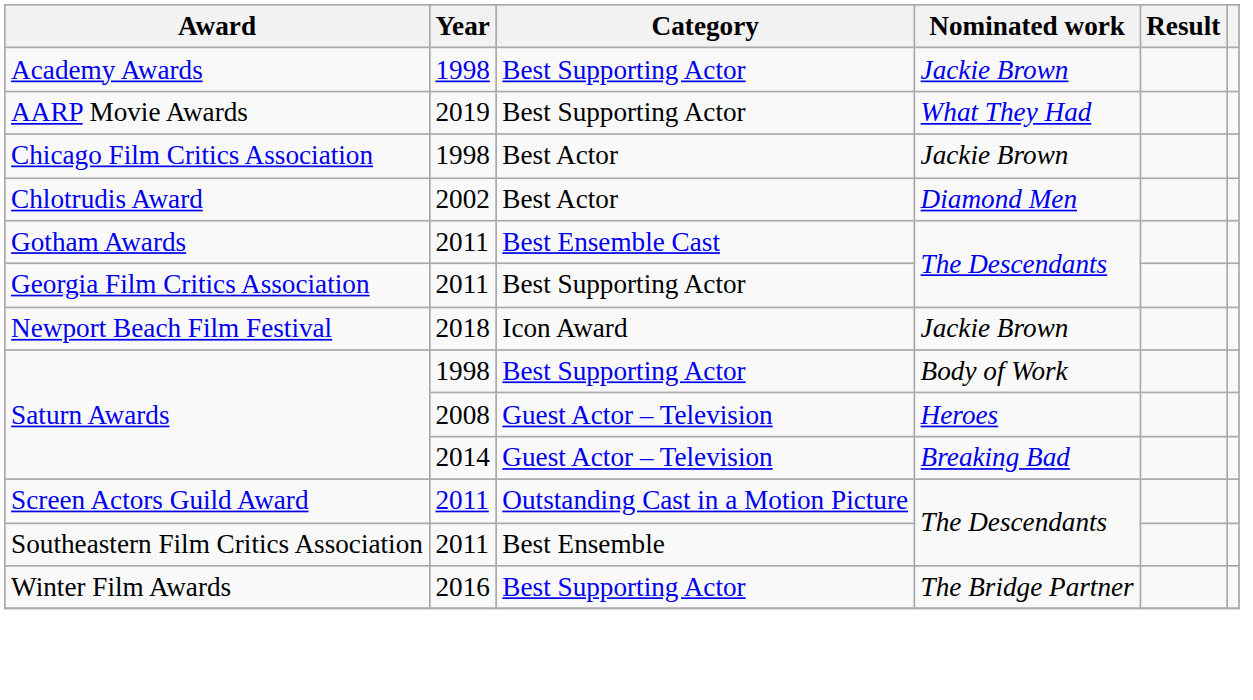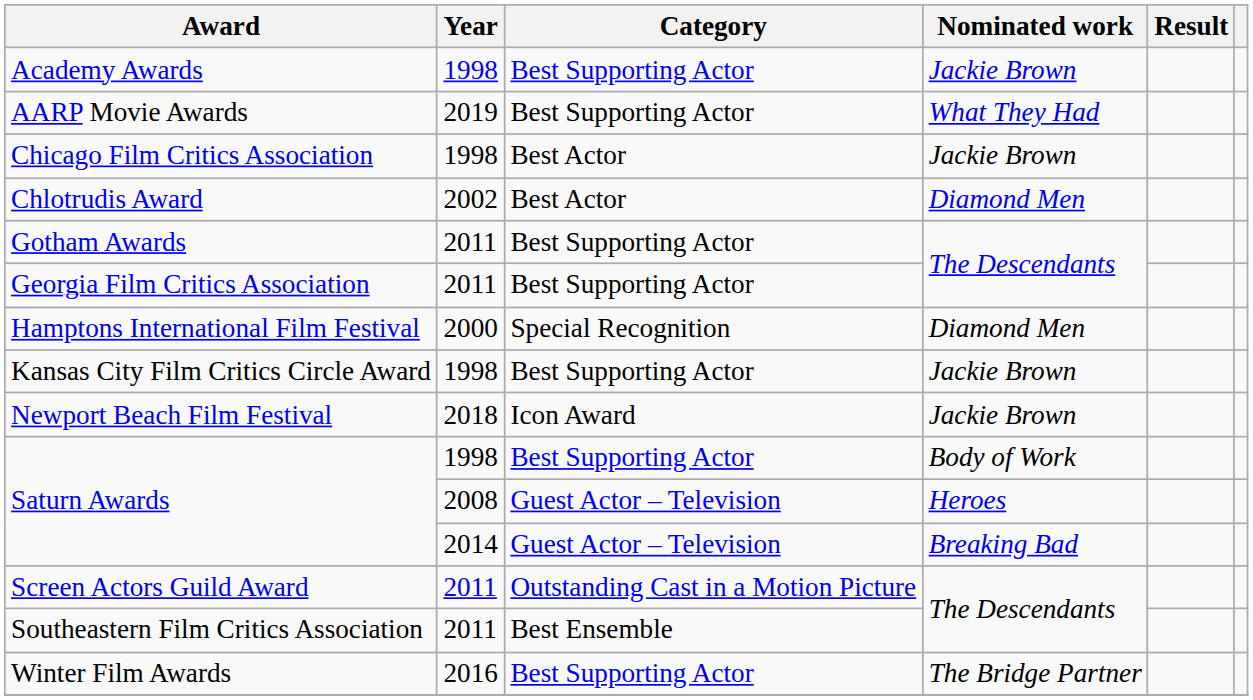(611, 241) Best Ensemble Cast -> (632, 241) Best Supporting Actor
+ row: (215, 328)
+ row: (221, 371)
